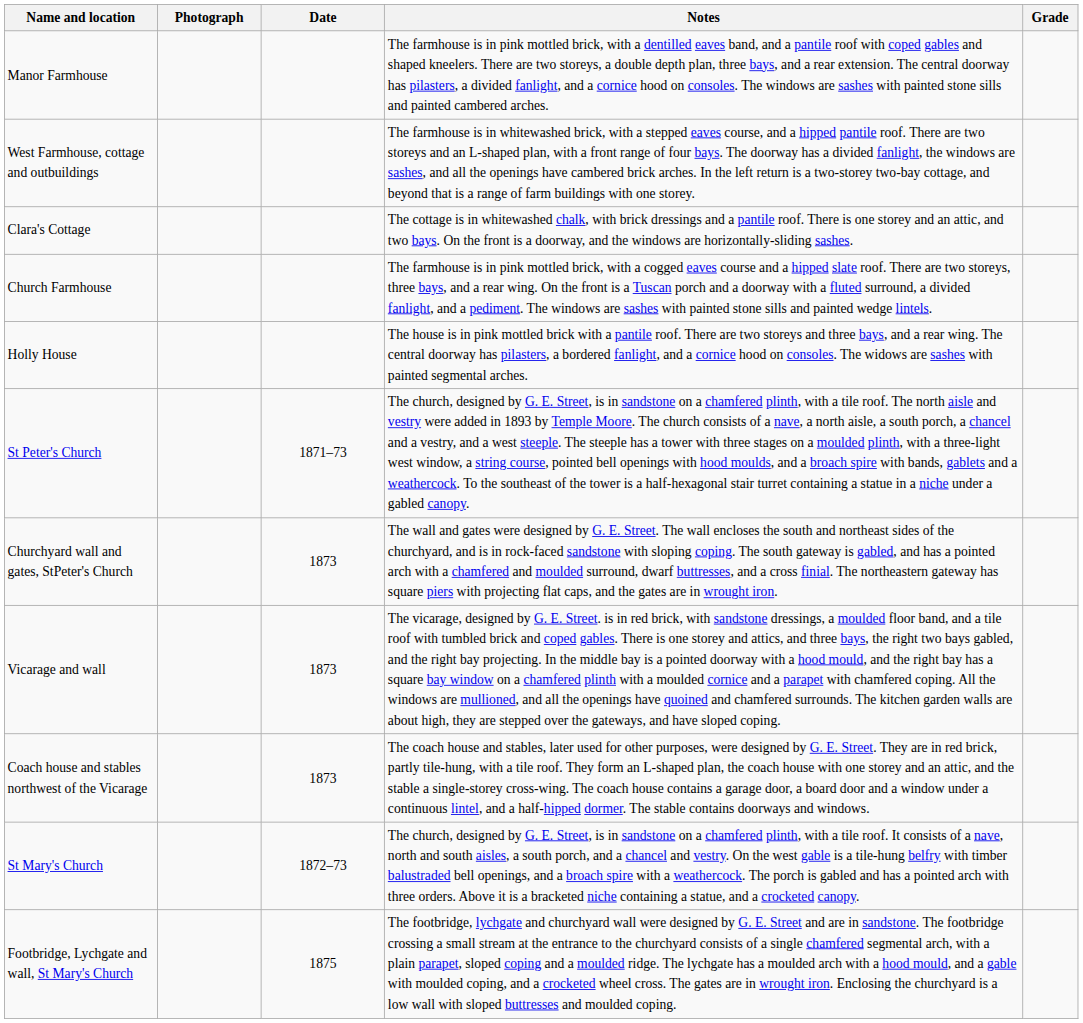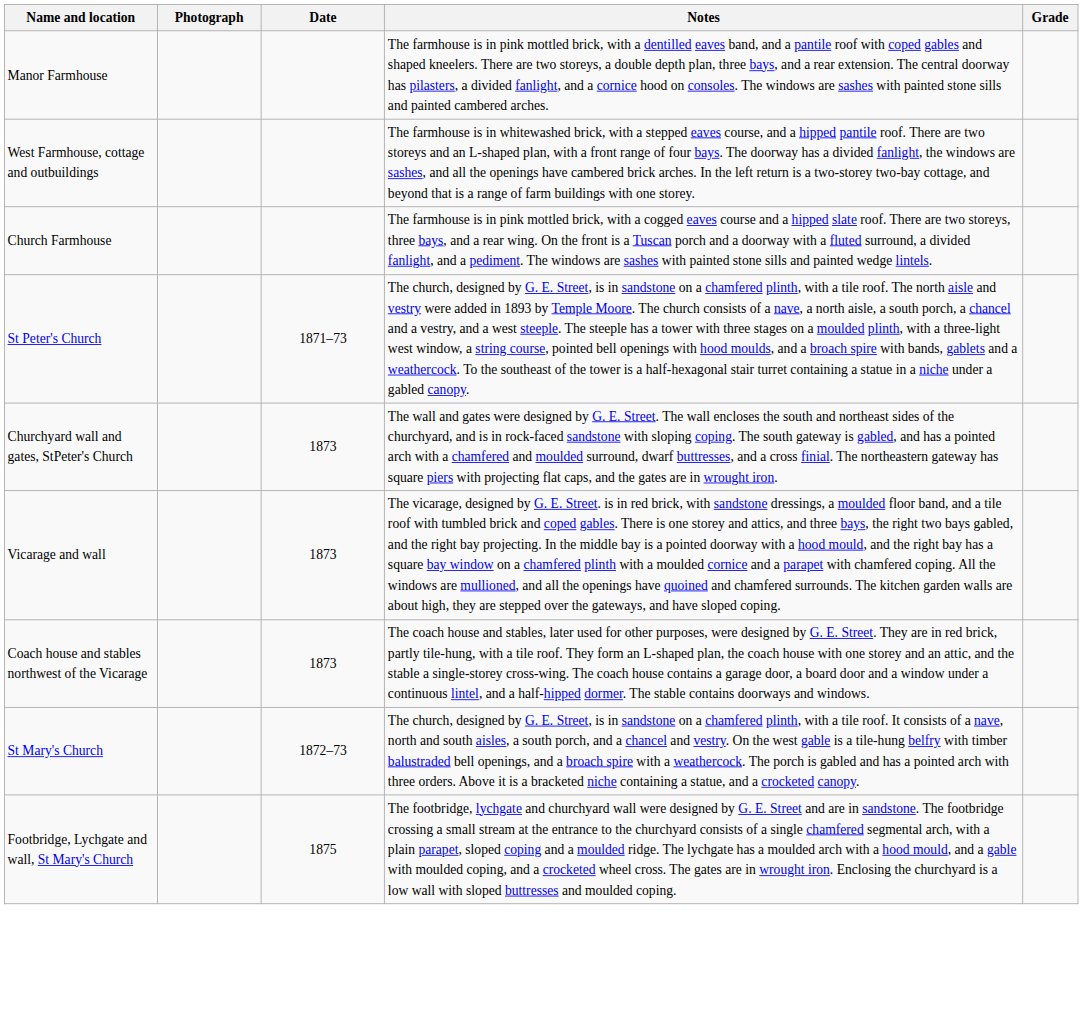- row: (49, 230)
- row: (42, 355)
